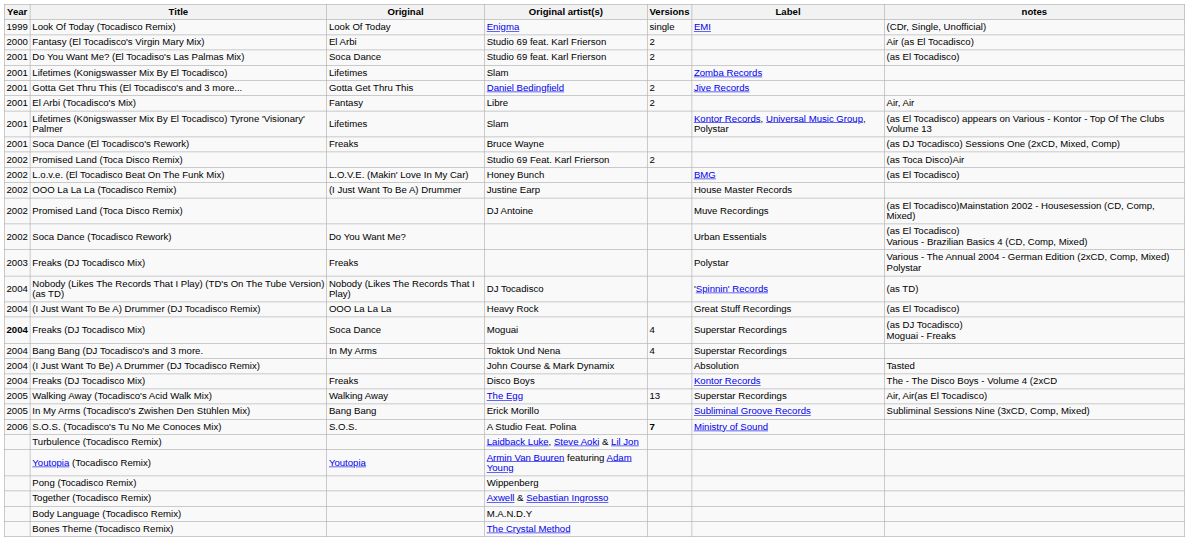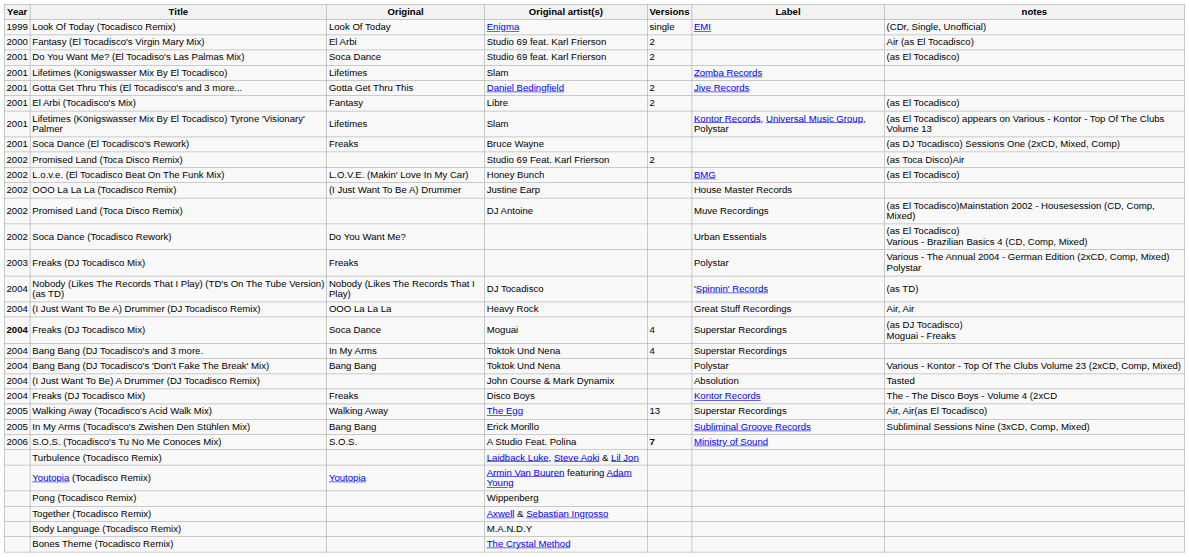(900, 103) Air, Air -> (923, 103) (as El Tocadisco)
(923, 309) (as El Tocadisco) -> (900, 309) Air, Air
+ row: (151, 366)
